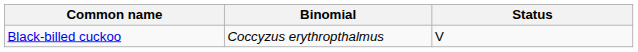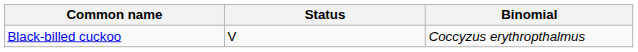columns swapped: (328, 15) <-> (532, 15)
